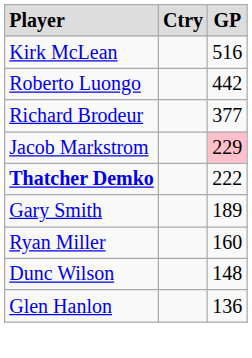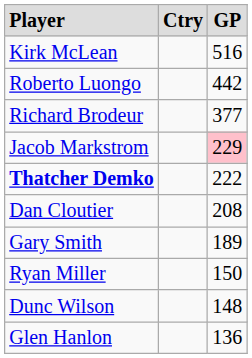+ row: (61, 210)
(227, 242) 160 -> (227, 274) 150
